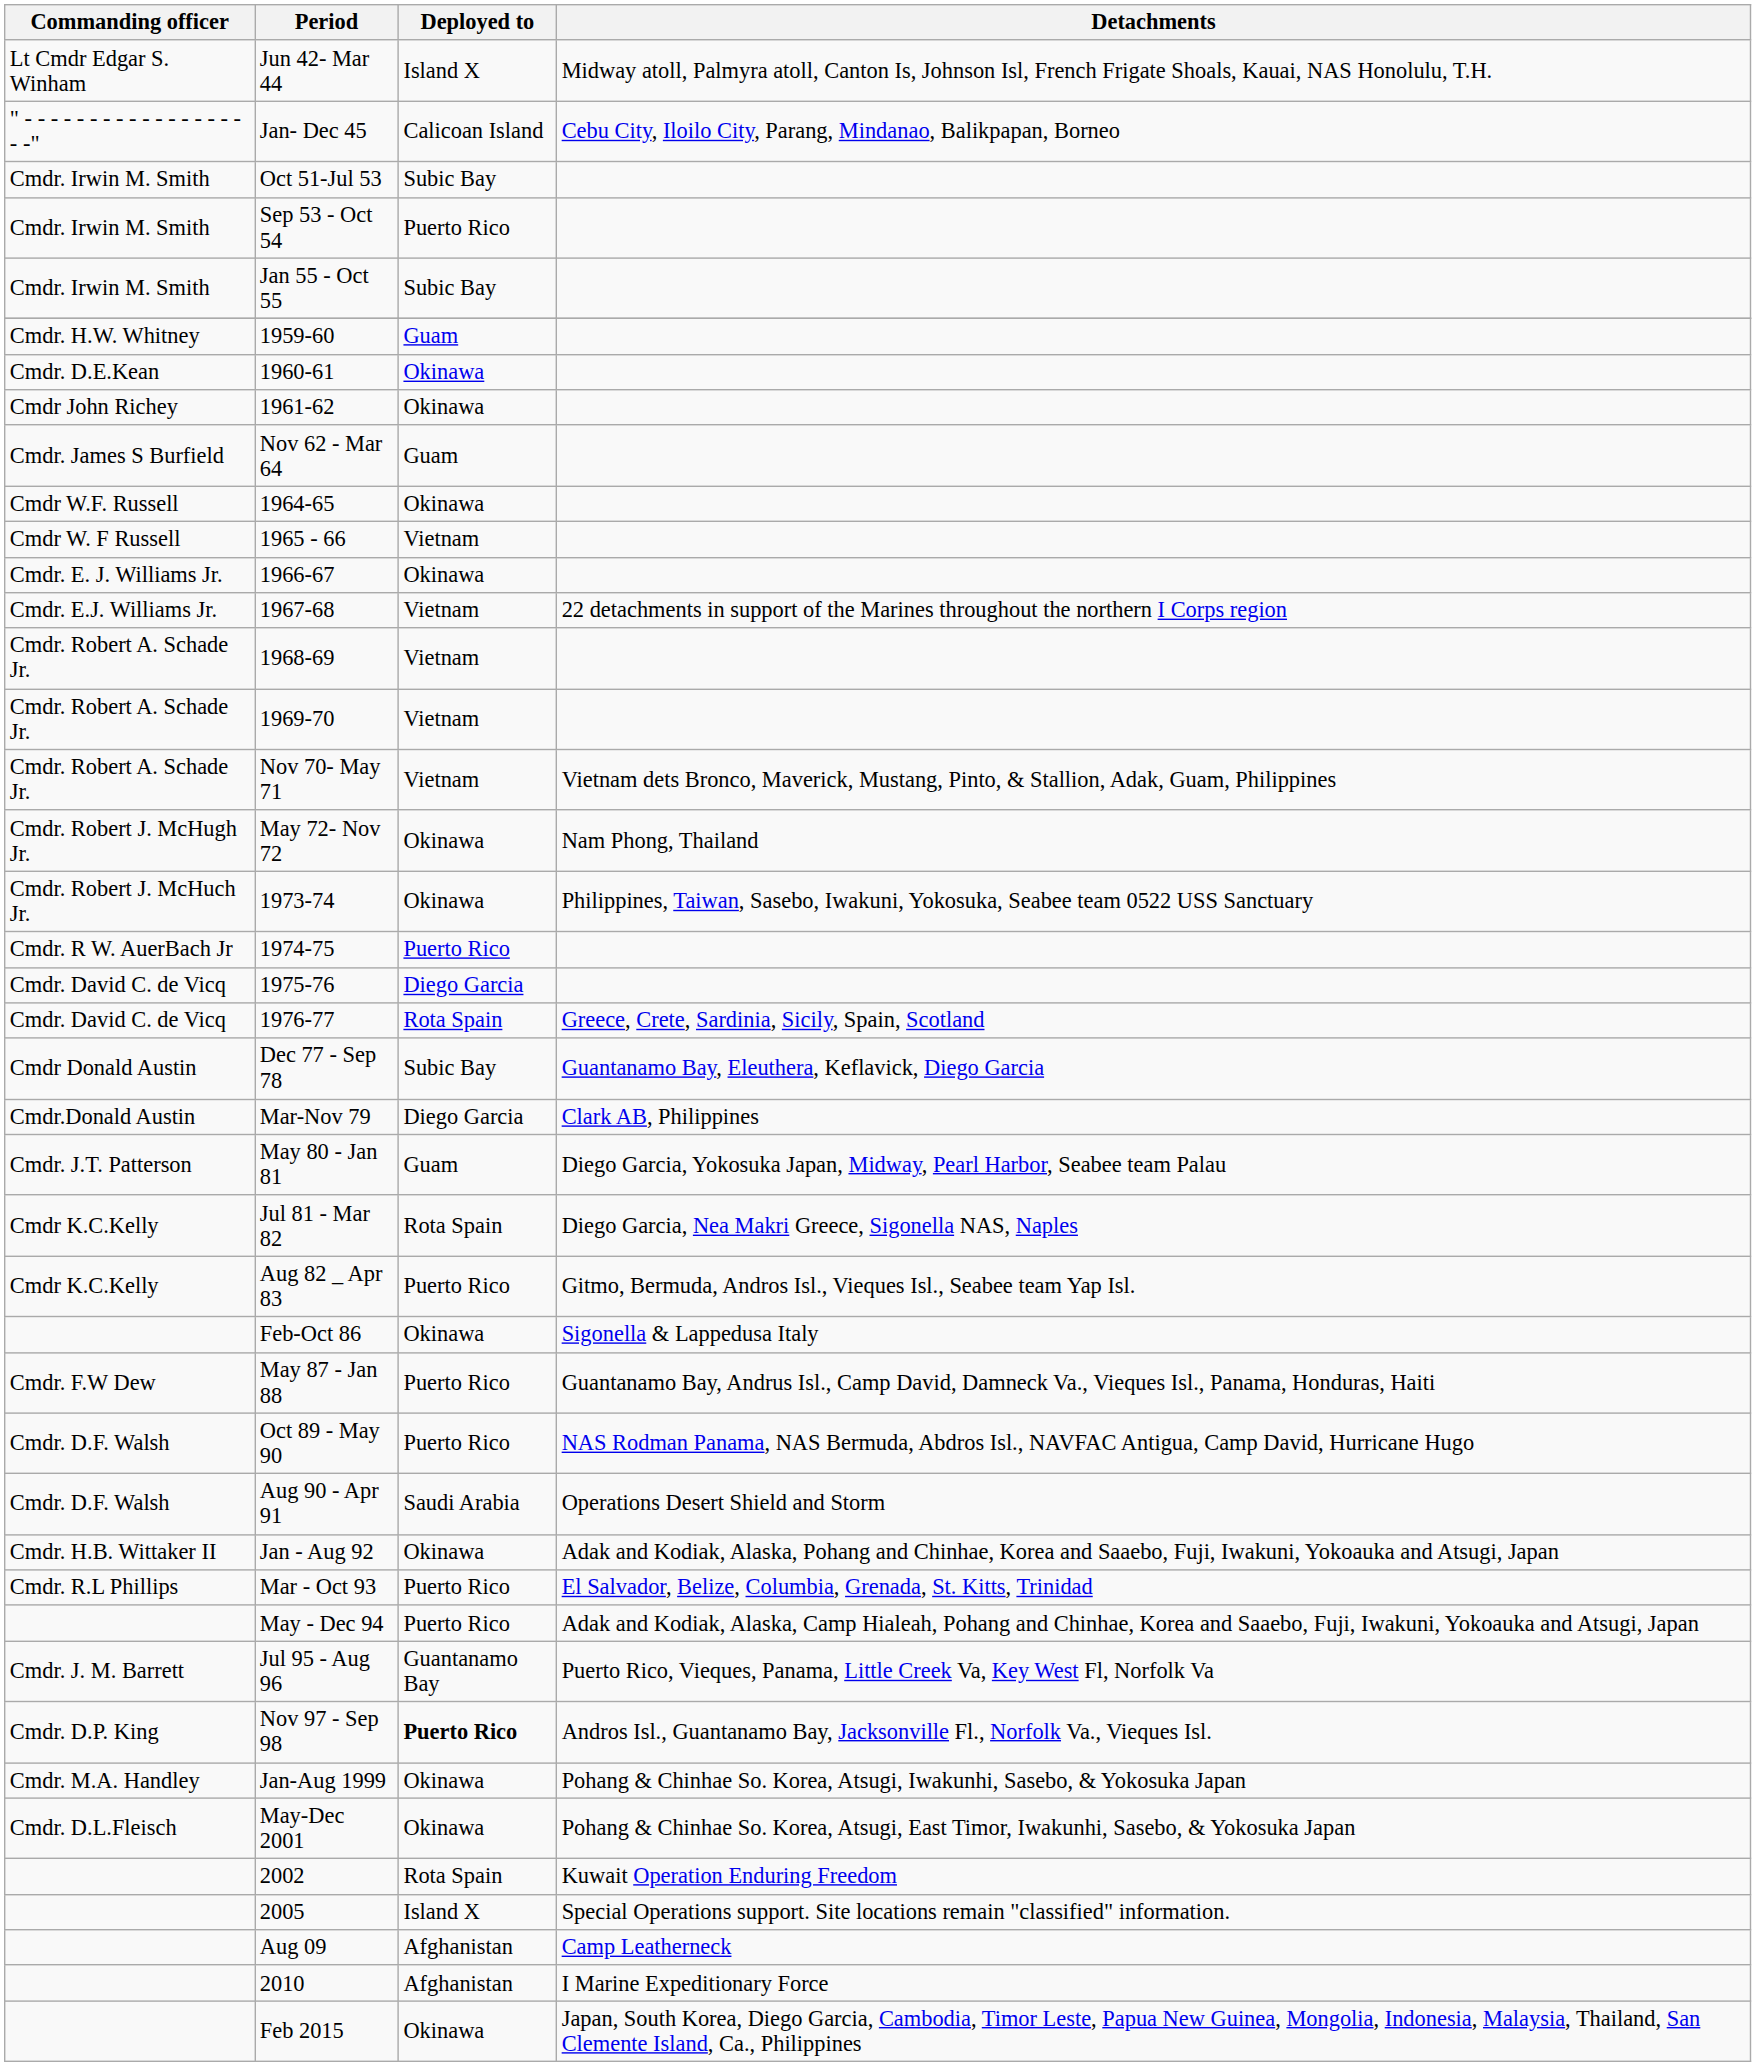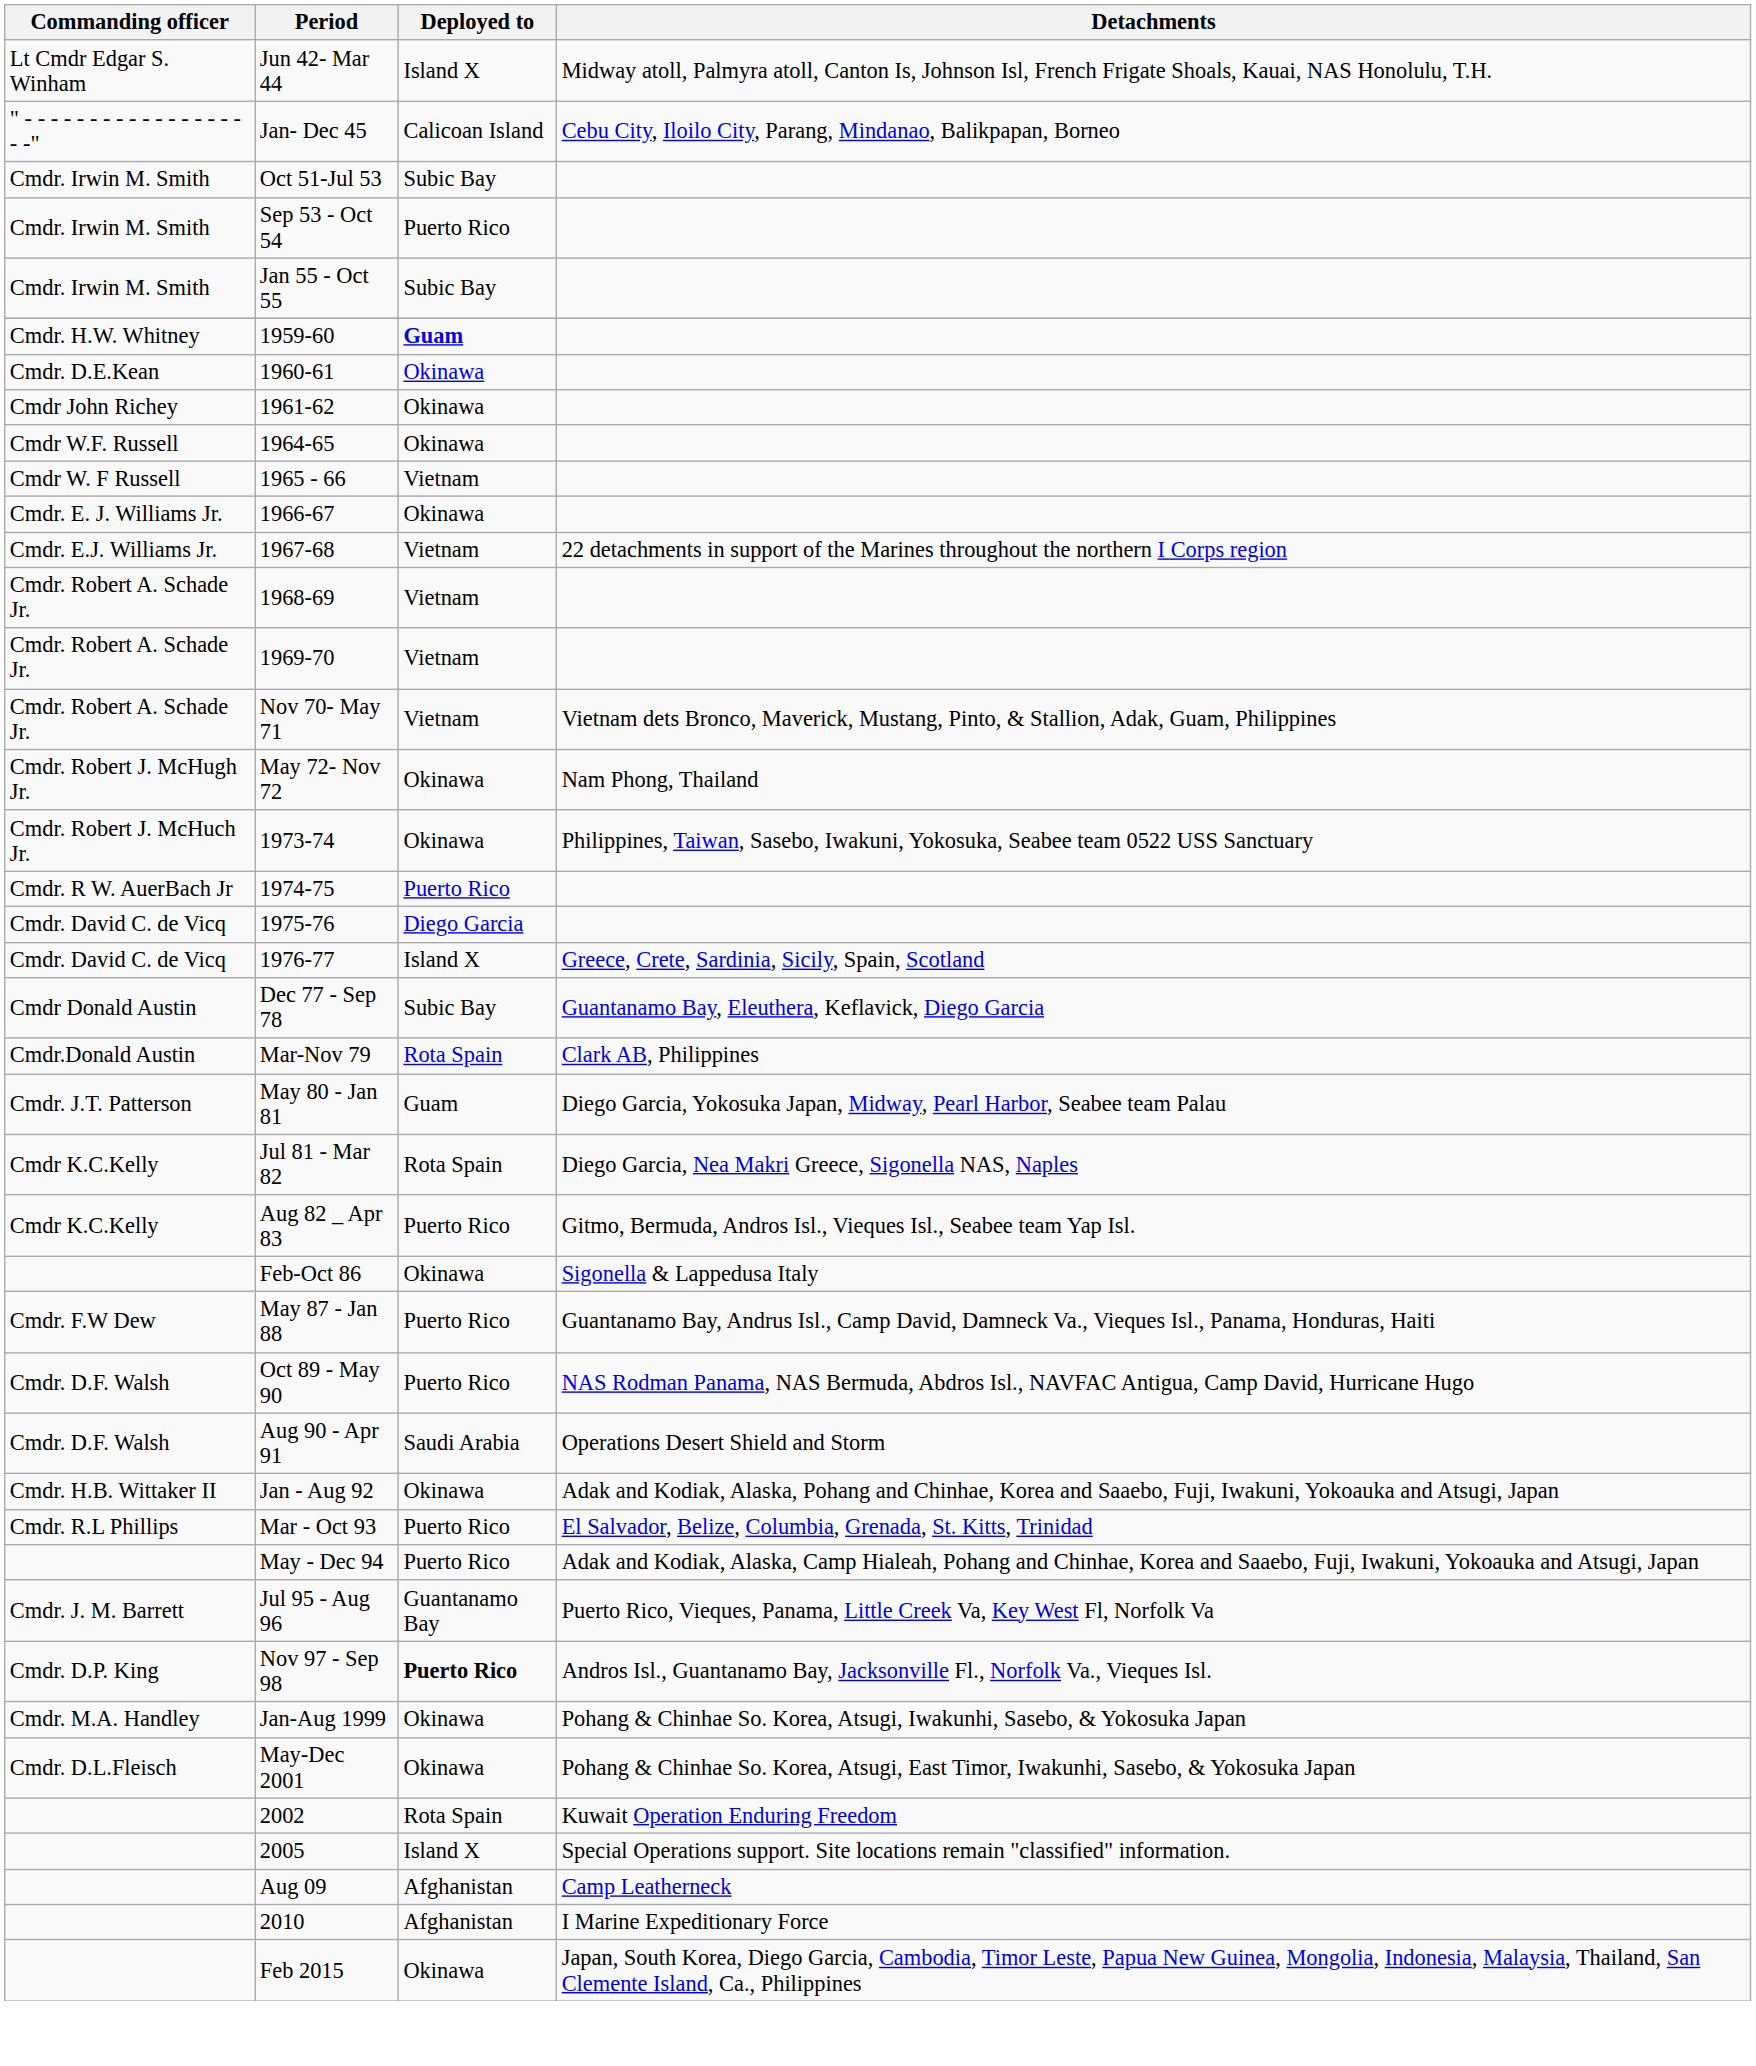(431, 336) normal -> (433, 336) bold
- row: (321, 455)
(453, 1020) Rota Spain -> (442, 959) Island X
(463, 1116) Diego Garcia -> (453, 1055) Rota Spain
